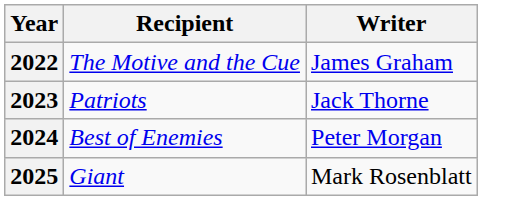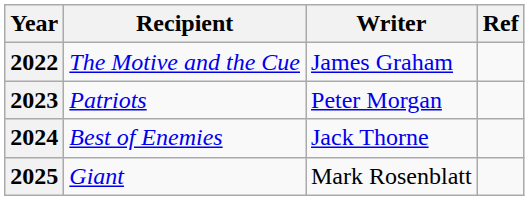+ column: (501, 23)
(370, 99) Jack Thorne -> (376, 99) Peter Morgan
(376, 137) Peter Morgan -> (370, 137) Jack Thorne
